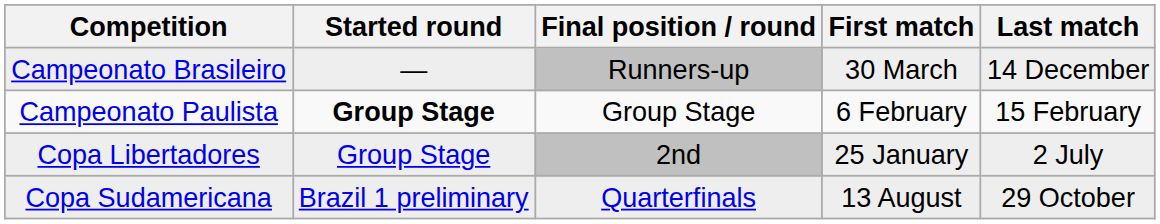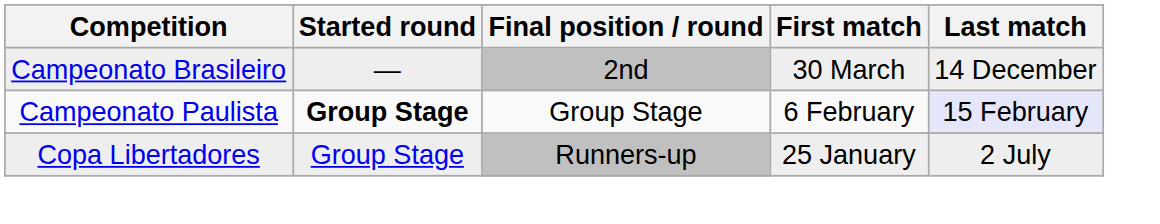(679, 69) Runners-up -> (626, 69) 2nd
(1068, 112) no background -> (1015, 112) lavender background
(679, 155) 2nd -> (626, 155) Runners-up
- row: (149, 198)
